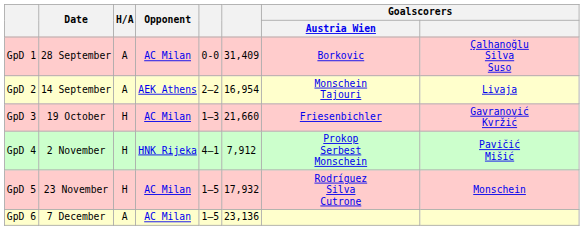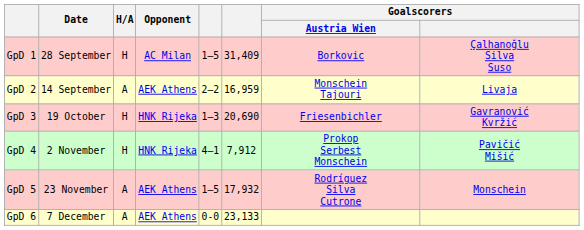(125, 56) A -> (125, 56) H
(210, 56) 0-0 -> (210, 56) 1–5
(241, 90) 16,954 -> (241, 90) 16,959
(168, 117) AC Milan -> (168, 117) HNK Rijeka
(241, 117) 21,660 -> (241, 117) 20,690
(125, 190) H -> (125, 190) A
(168, 190) AC Milan -> (168, 190) AEK Athens
(168, 217) AC Milan -> (168, 217) AEK Athens
(210, 217) 1–5 -> (210, 217) 0-0
(241, 217) 23,136 -> (241, 217) 23,133
